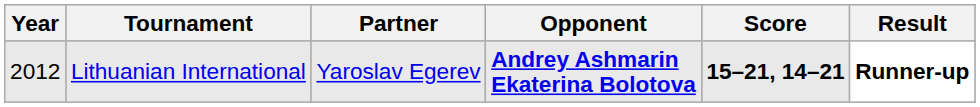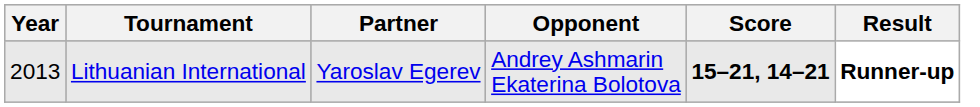(35, 71) 2012 -> (35, 71) 2013
(593, 71) bold -> (586, 71) normal
